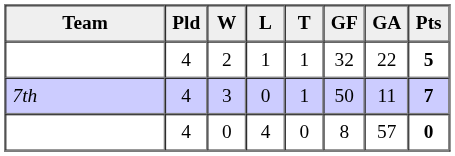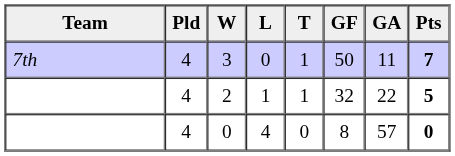rows swapped: (227, 95) <-> (227, 59)
